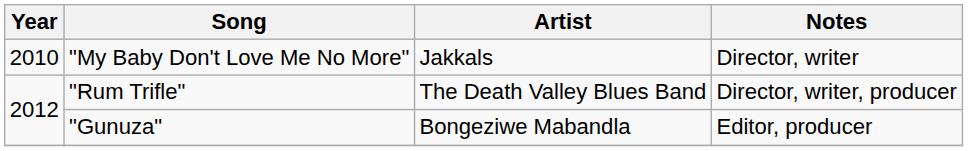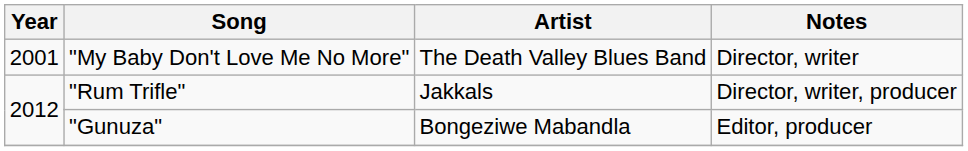(34, 57) 2010 -> (34, 57) 2001
(456, 57) Jakkals -> (563, 57) The Death Valley Blues Band
(563, 92) The Death Valley Blues Band -> (456, 92) Jakkals
